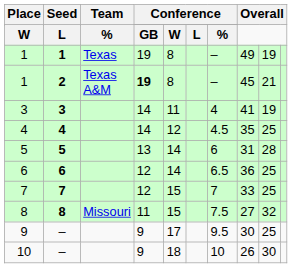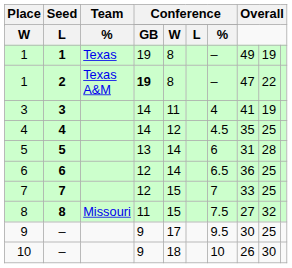(247, 82) 45 -> (247, 82) 47
(269, 82) 21 -> (269, 82) 22
